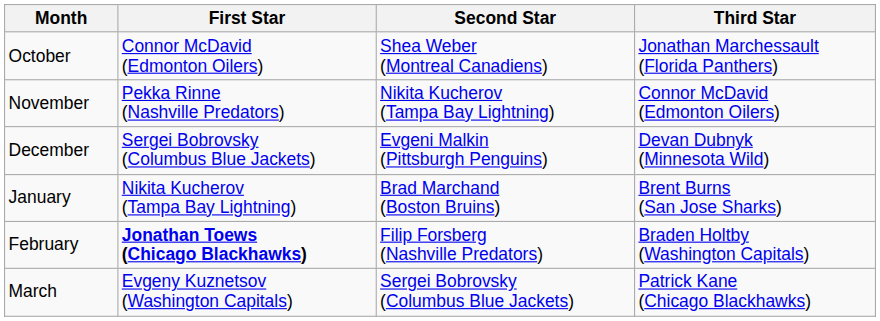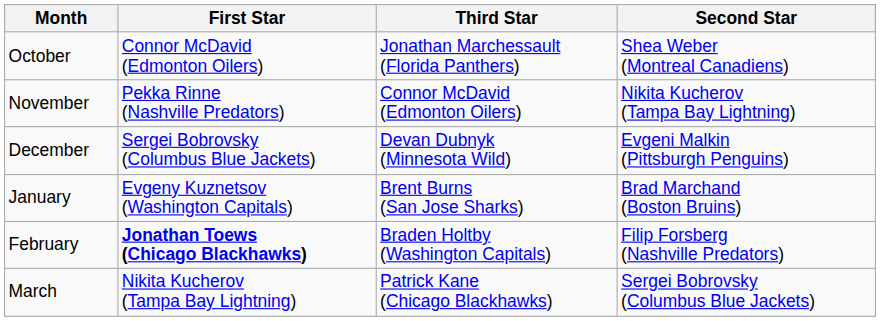columns swapped: (505, 18) <-> (755, 18)
(209, 197) Nikita Kucherov (Tampa Bay Lightning) -> (207, 197) Evgeny Kuznetsov (Washington Capitals)
(207, 292) Evgeny Kuznetsov (Washington Capitals) -> (209, 292) Nikita Kucherov (Tampa Bay Lightning)
